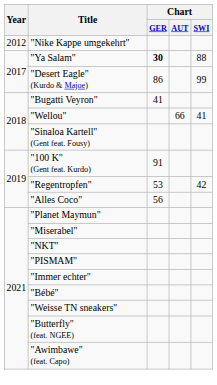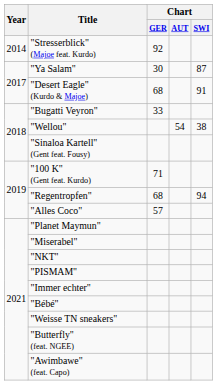- row: (80, 43)
+ row: (63, 48)
(158, 58) bold -> (158, 69) normal
(201, 58) 88 -> (201, 69) 87
(158, 79) 86 -> (158, 90) 68
(201, 79) 99 -> (201, 90) 91
(158, 100) 41 -> (158, 111) 33
(180, 116) 66 -> (180, 127) 54
(201, 116) 41 -> (201, 127) 38
(158, 163) 91 -> (158, 174) 71
(158, 184) 53 -> (158, 195) 68
(201, 184) 42 -> (201, 195) 94
(158, 199) 56 -> (158, 210) 57
